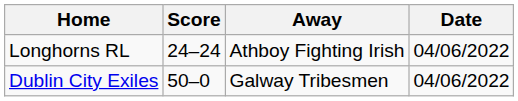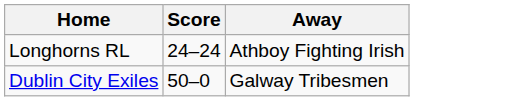- column: (461, 19)
